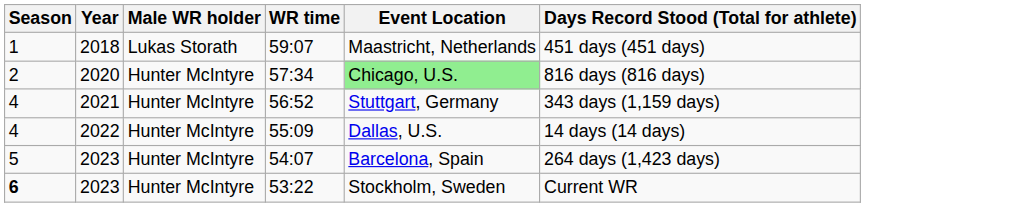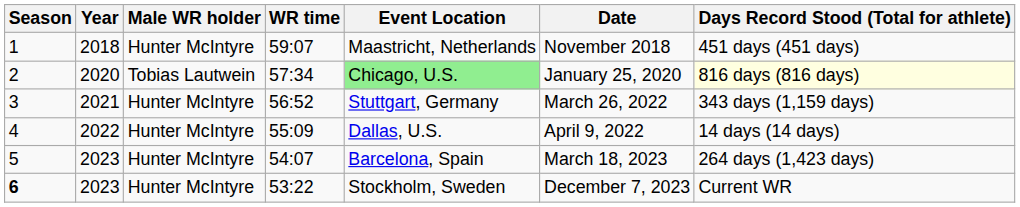+ column: (617, 18)
(183, 46) Lukas Storath -> (191, 46) Hunter McIntyre
(191, 74) Hunter McIntyre -> (191, 74) Tobias Lautwein
(625, 74) no background -> (779, 74) lightyellow background
(14, 103) 4 -> (14, 103) 3
